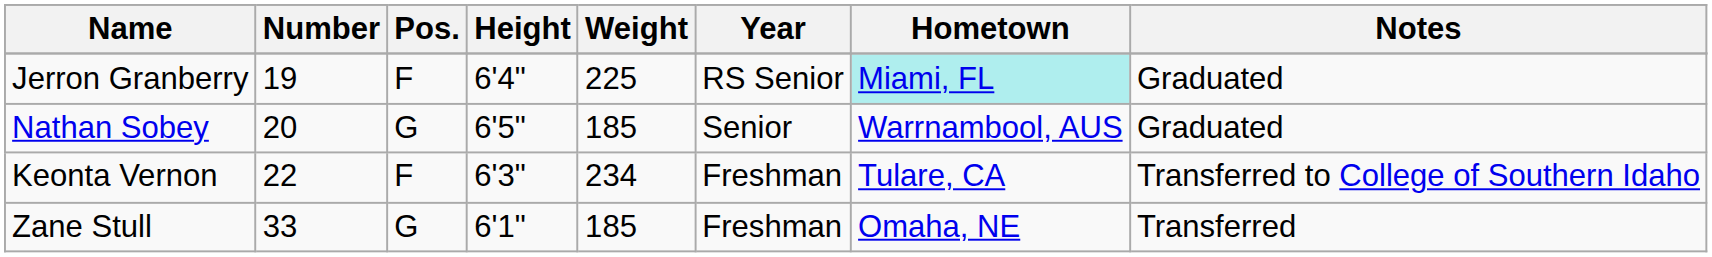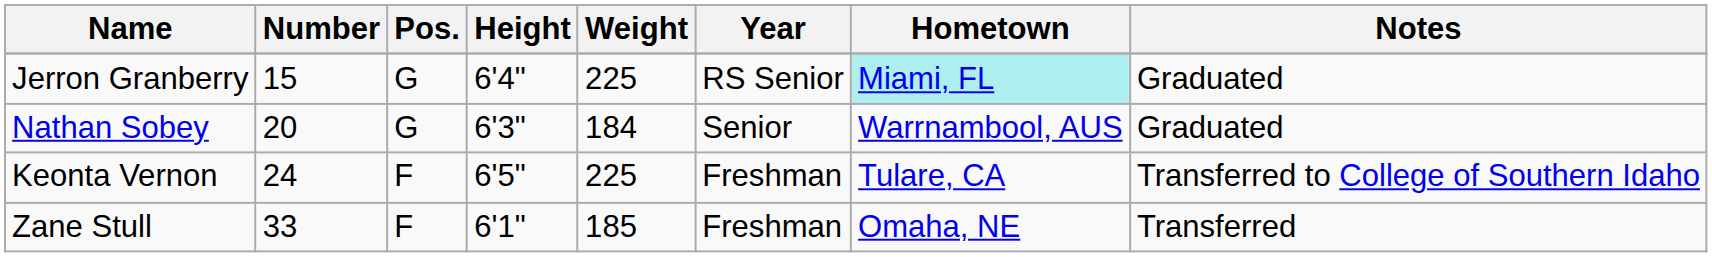(280, 78) 19 -> (280, 78) 15
(404, 78) F -> (406, 78) G
(500, 127) 6'5" -> (500, 127) 6'3"
(611, 127) 185 -> (611, 127) 184
(280, 176) 22 -> (280, 176) 24
(500, 176) 6'3" -> (500, 176) 6'5"
(611, 176) 234 -> (611, 176) 225
(406, 226) G -> (404, 226) F
